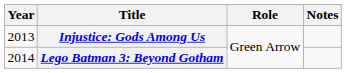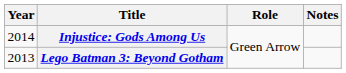(21, 36) 2013 -> (21, 36) 2014
(21, 57) 2014 -> (21, 57) 2013
